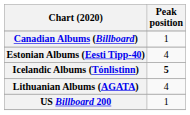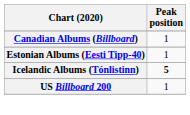(166, 54) 4 -> (166, 54) 1
- row: (76, 86)
